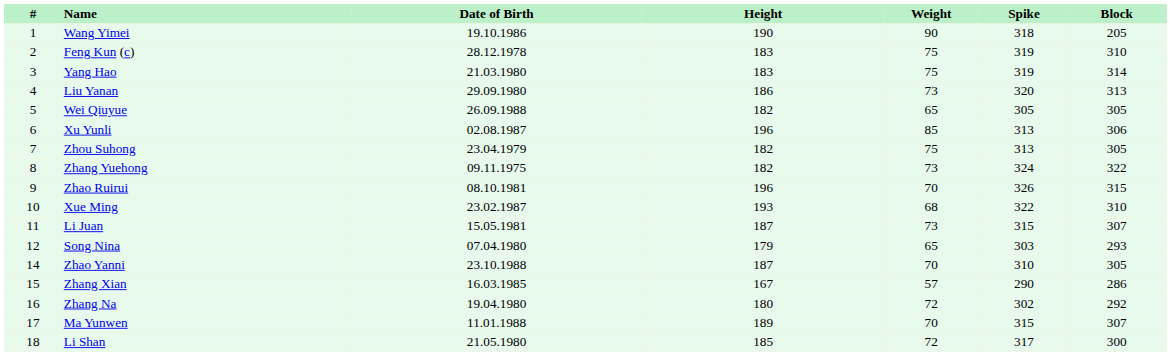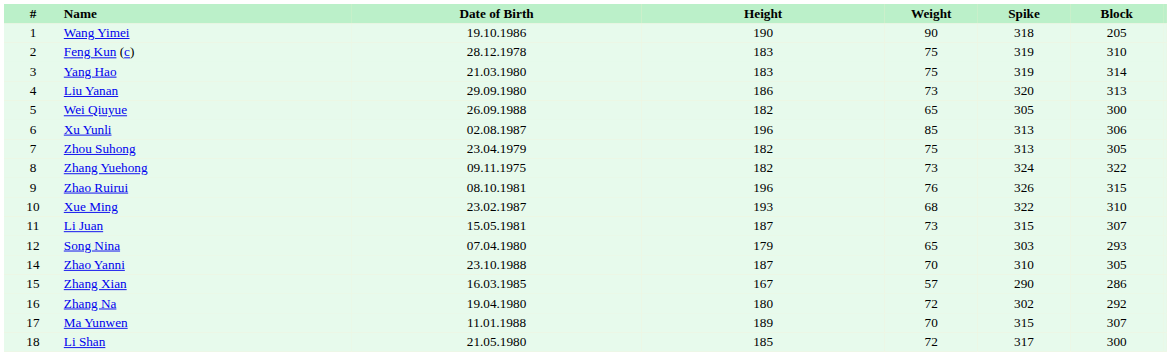(1117, 110) 305 -> (1117, 110) 300
(931, 187) 70 -> (931, 187) 76
